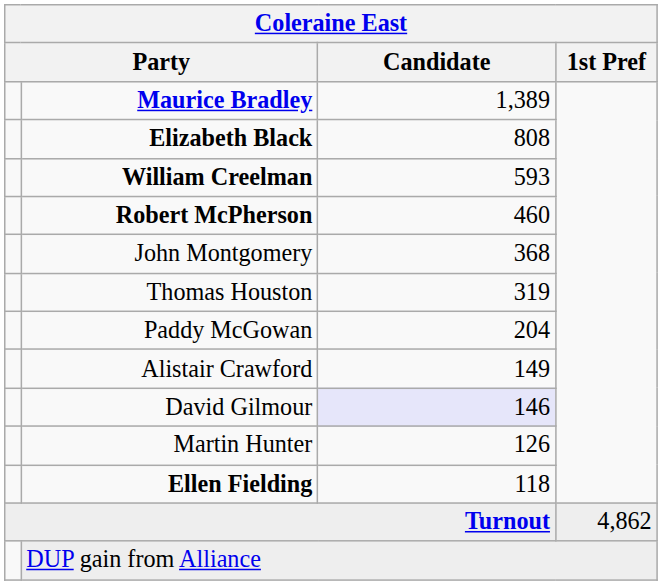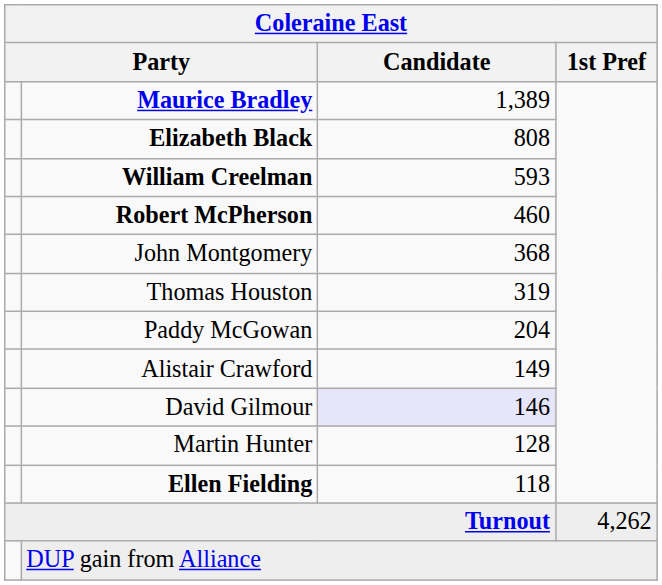(532, 445) 126 -> (532, 445) 128
(625, 521) 4,862 -> (625, 521) 4,262
